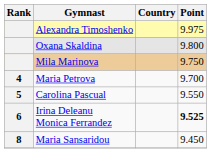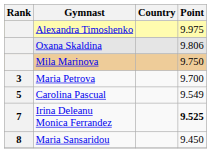(192, 45) 9.800 -> (192, 45) 9.806
(19, 78) 4 -> (19, 78) 3
(192, 95) 9.550 -> (192, 95) 9.549
(19, 117) 6 -> (19, 117) 7
